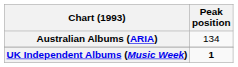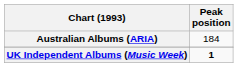(211, 39) 134 -> (211, 39) 184
